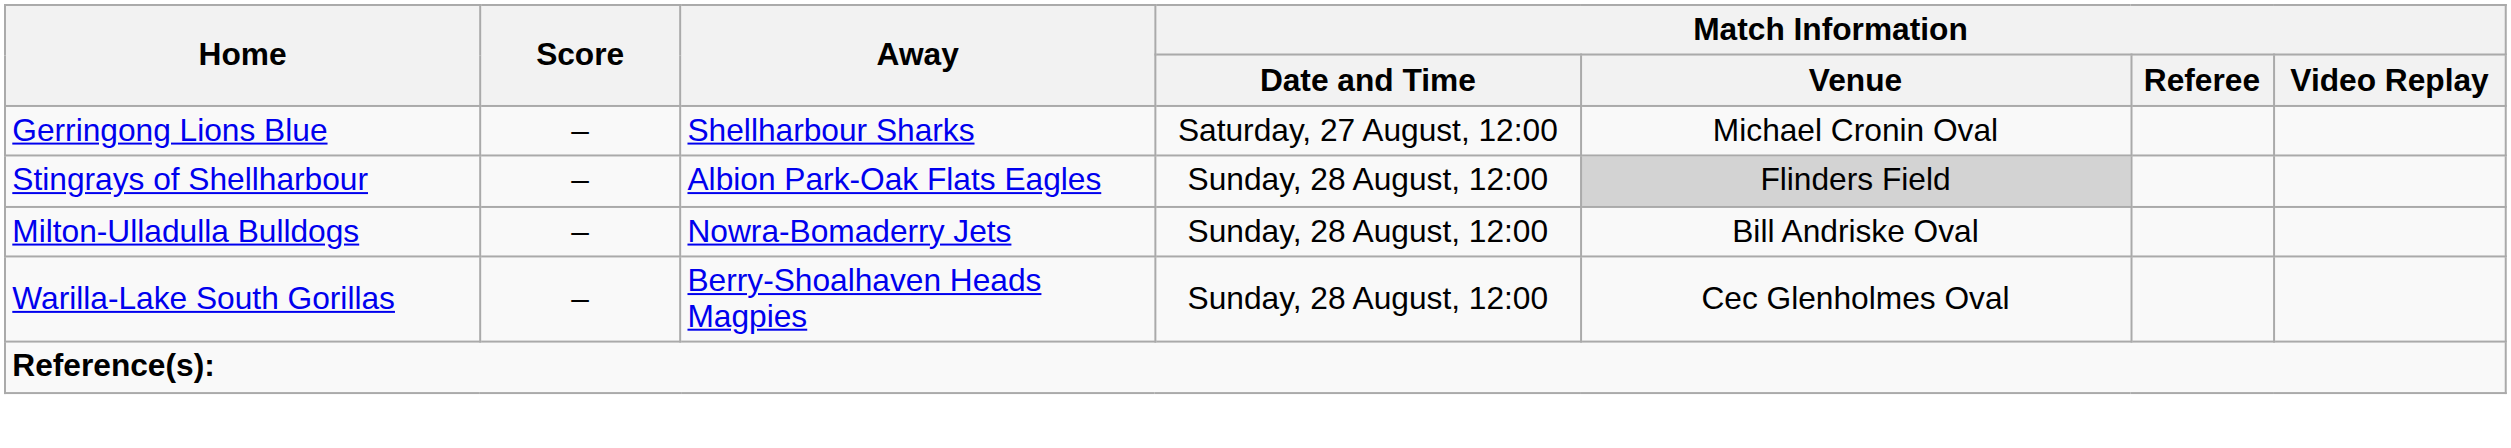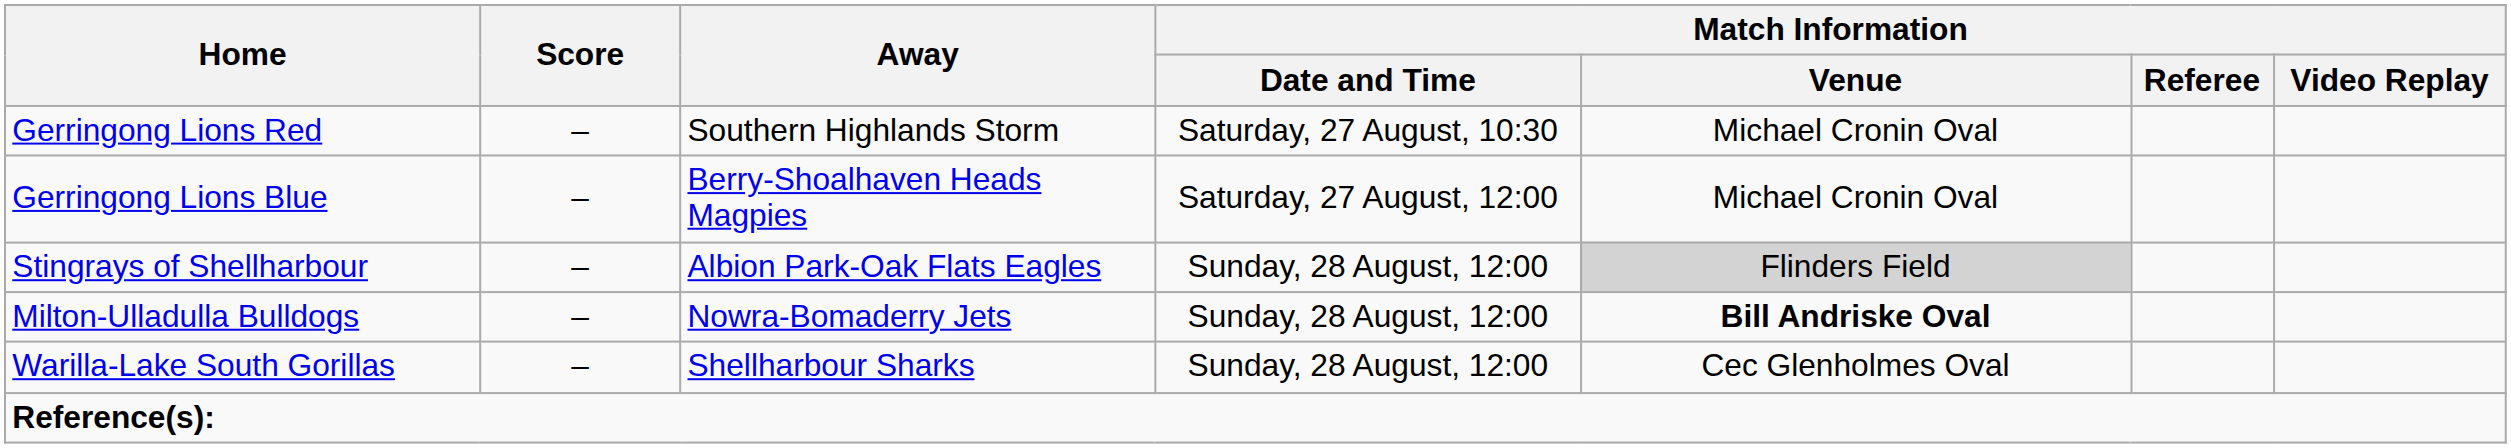+ row: (167, 130)
(831, 130) Shellharbour Sharks -> (864, 198) Berry-Shoalhaven Heads Magpies
(1855, 230) normal -> (1855, 316) bold
(864, 298) Berry-Shoalhaven Heads Magpies -> (831, 366) Shellharbour Sharks
